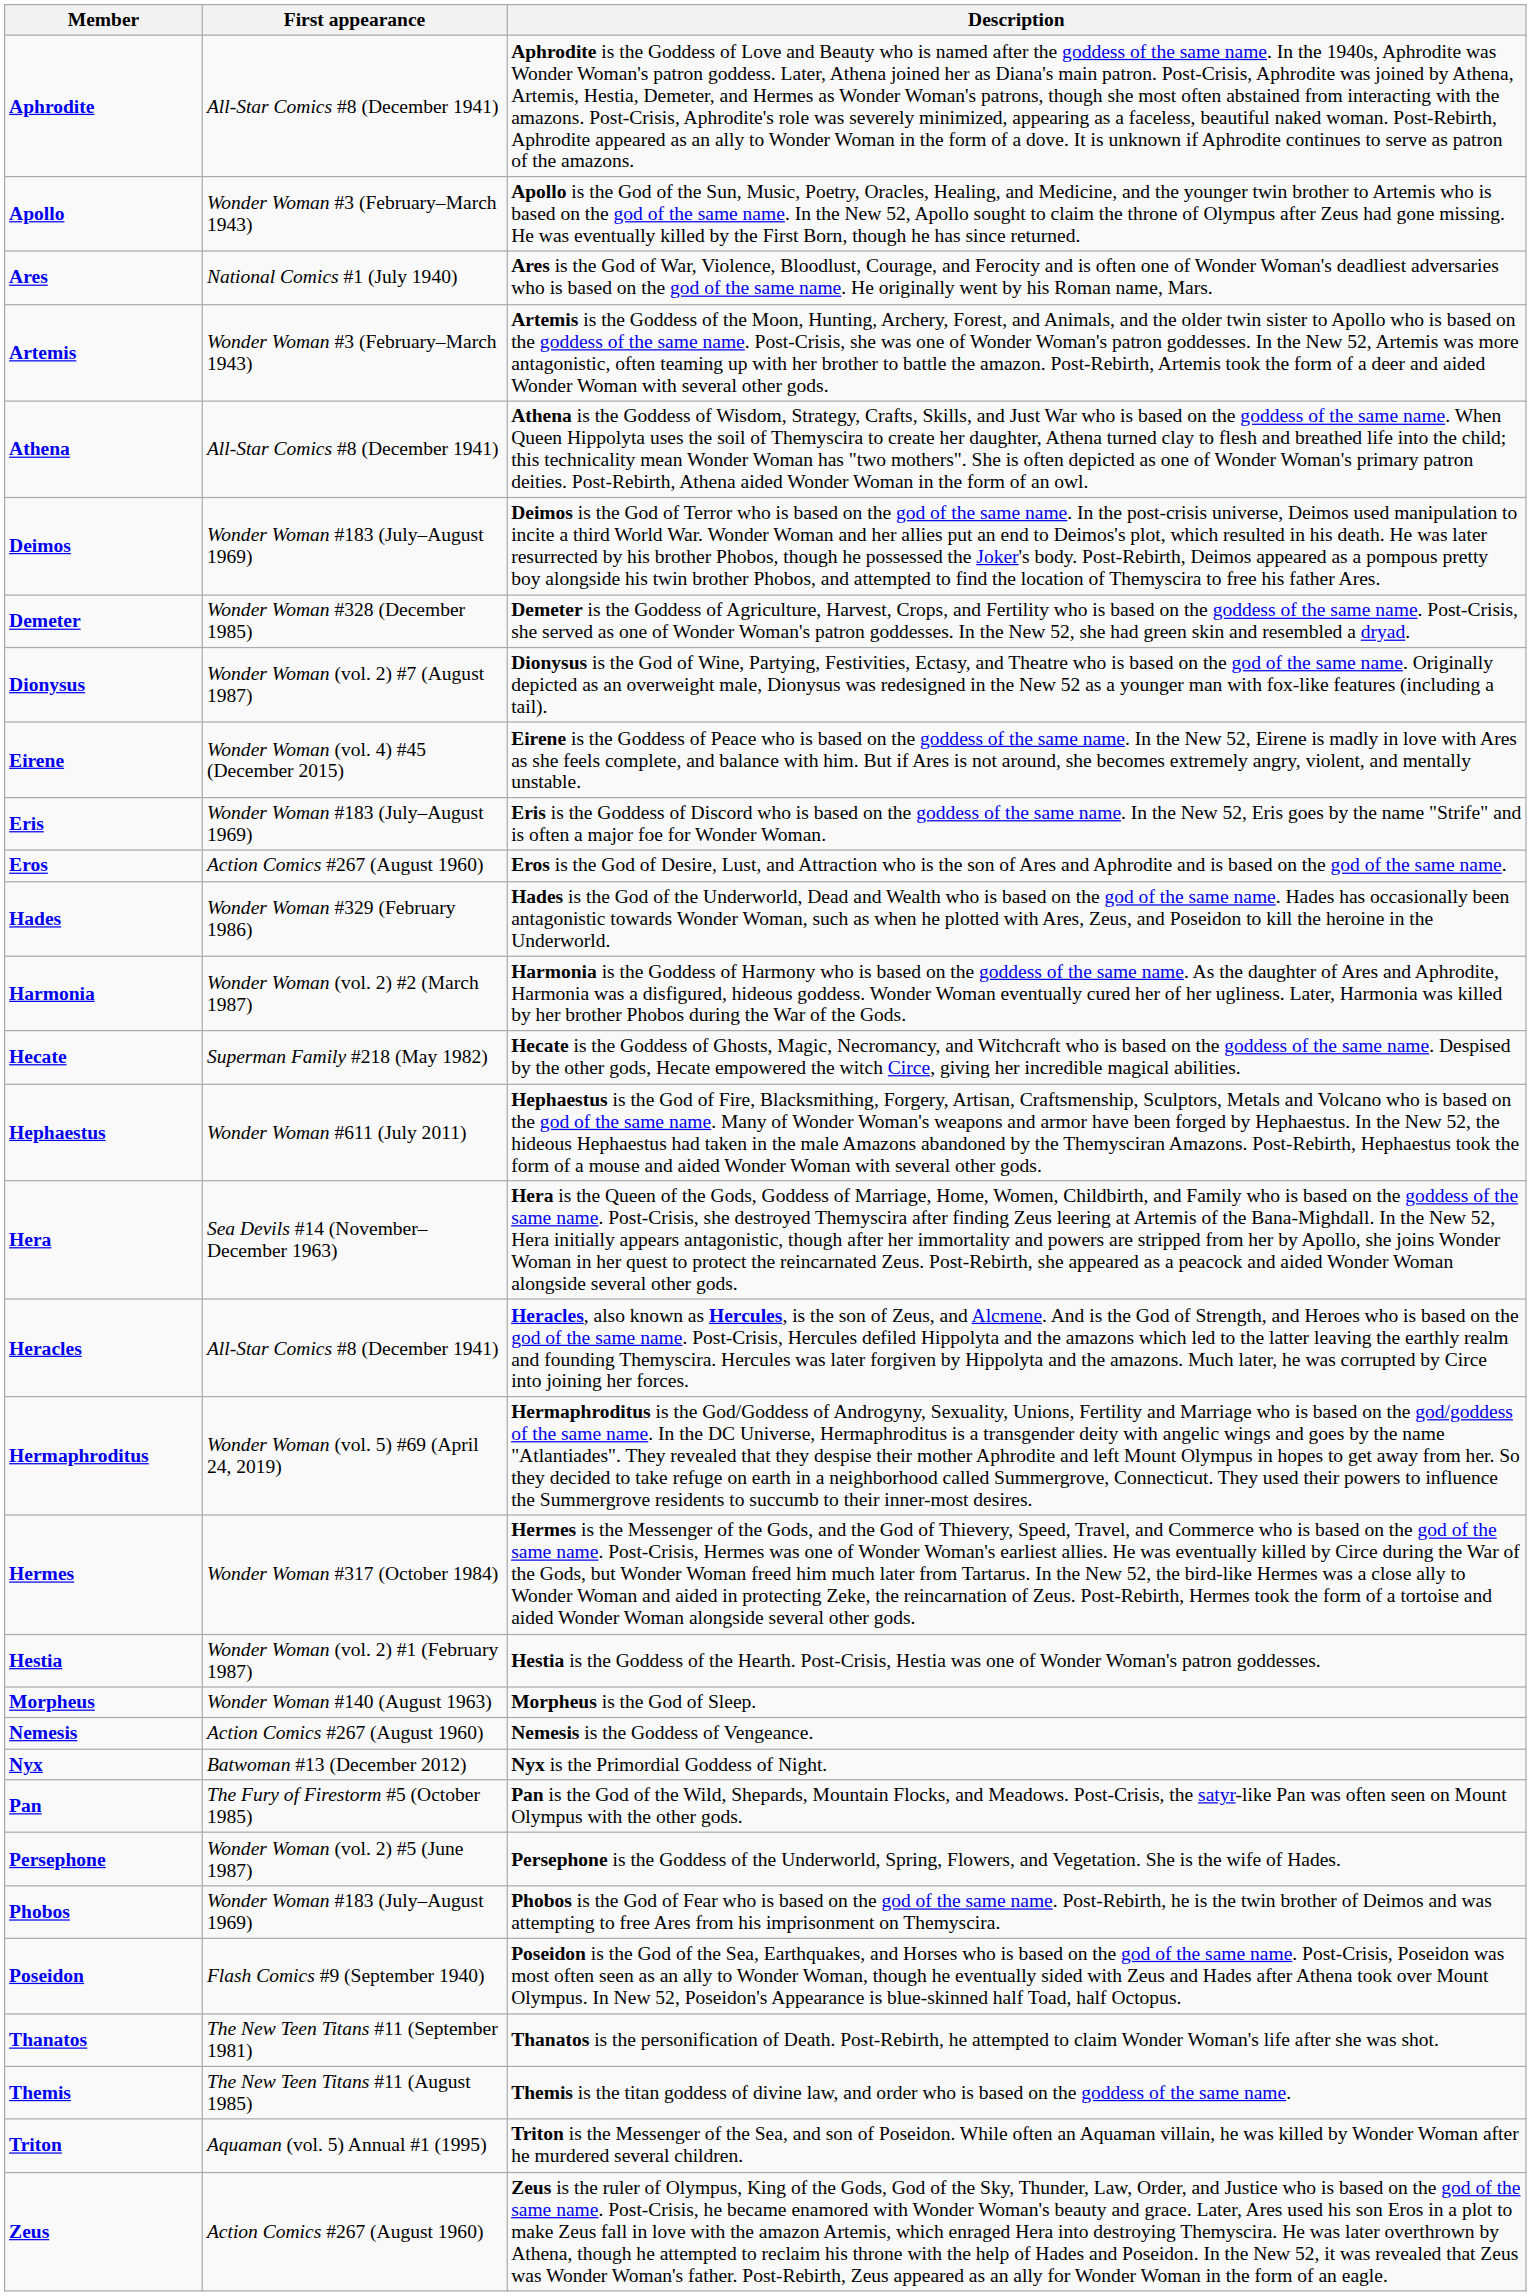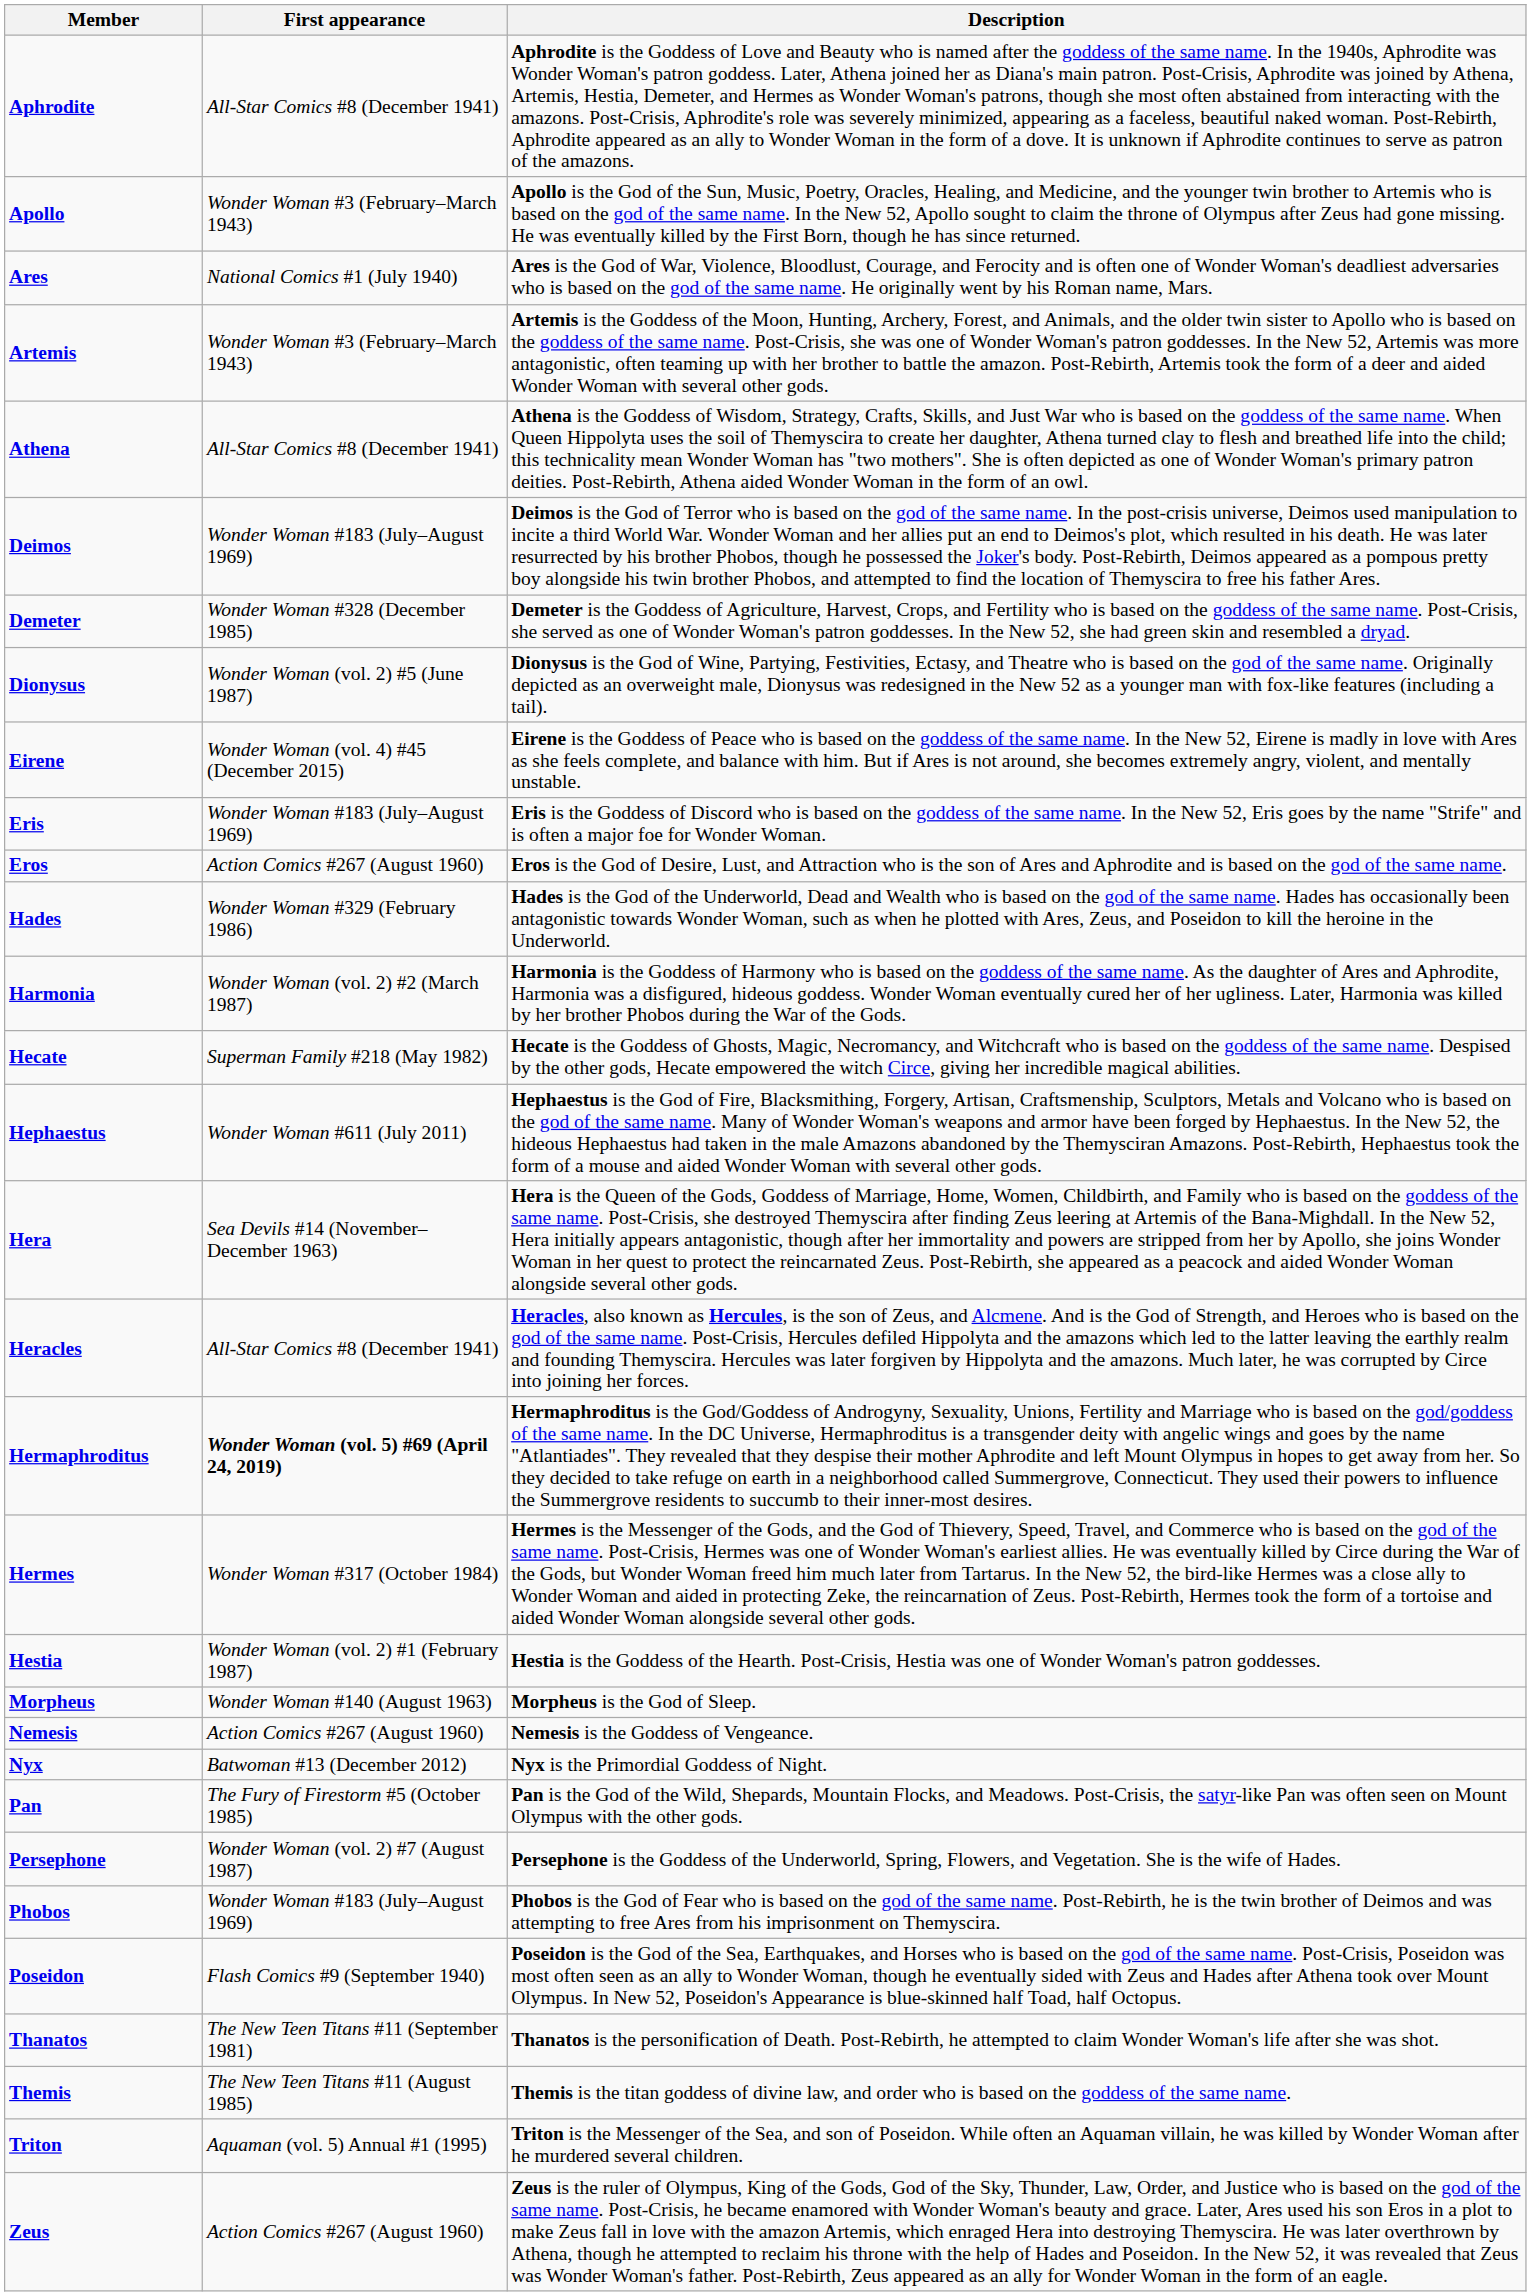(346, 684) Wonder Woman (vol. 2) #7 (August 1987) -> (335, 684) Wonder Woman (vol. 2) #5 (June 1987)
(343, 1455) normal -> (347, 1455) bold
(335, 1858) Wonder Woman (vol. 2) #5 (June 1987) -> (346, 1858) Wonder Woman (vol. 2) #7 (August 1987)
